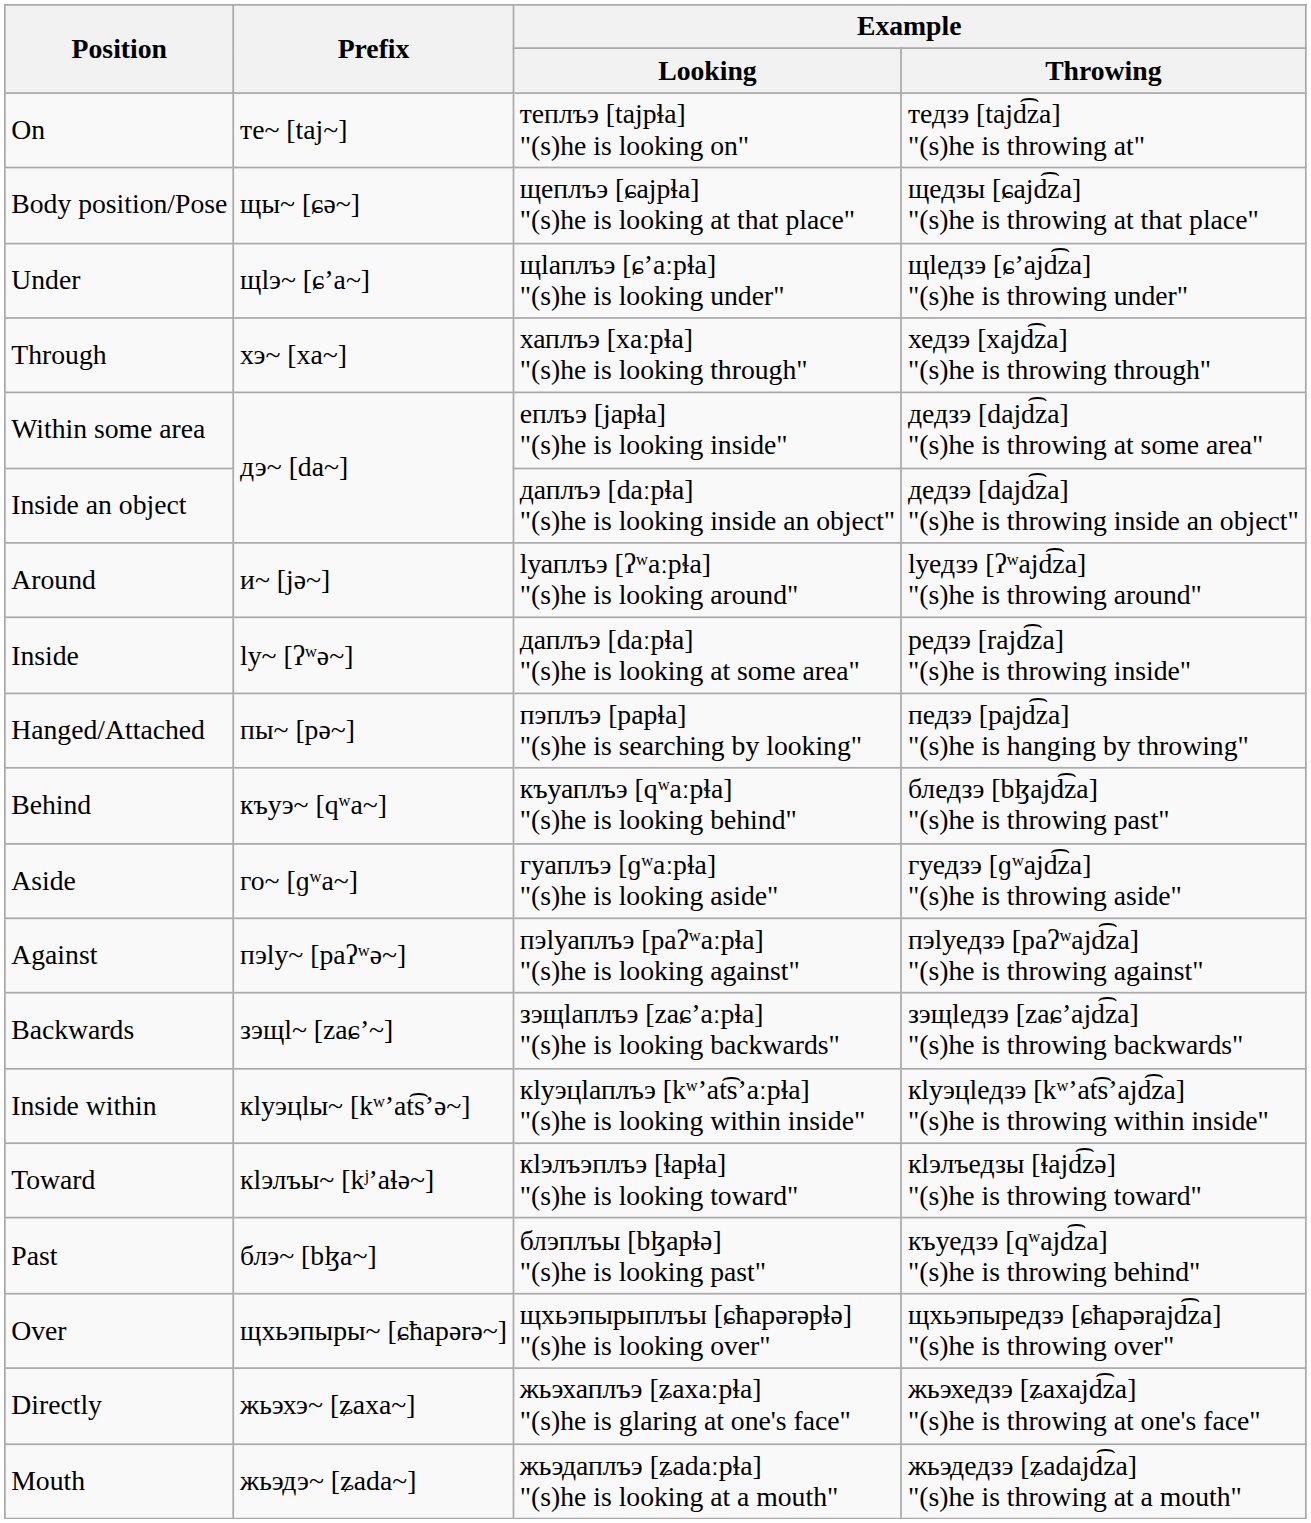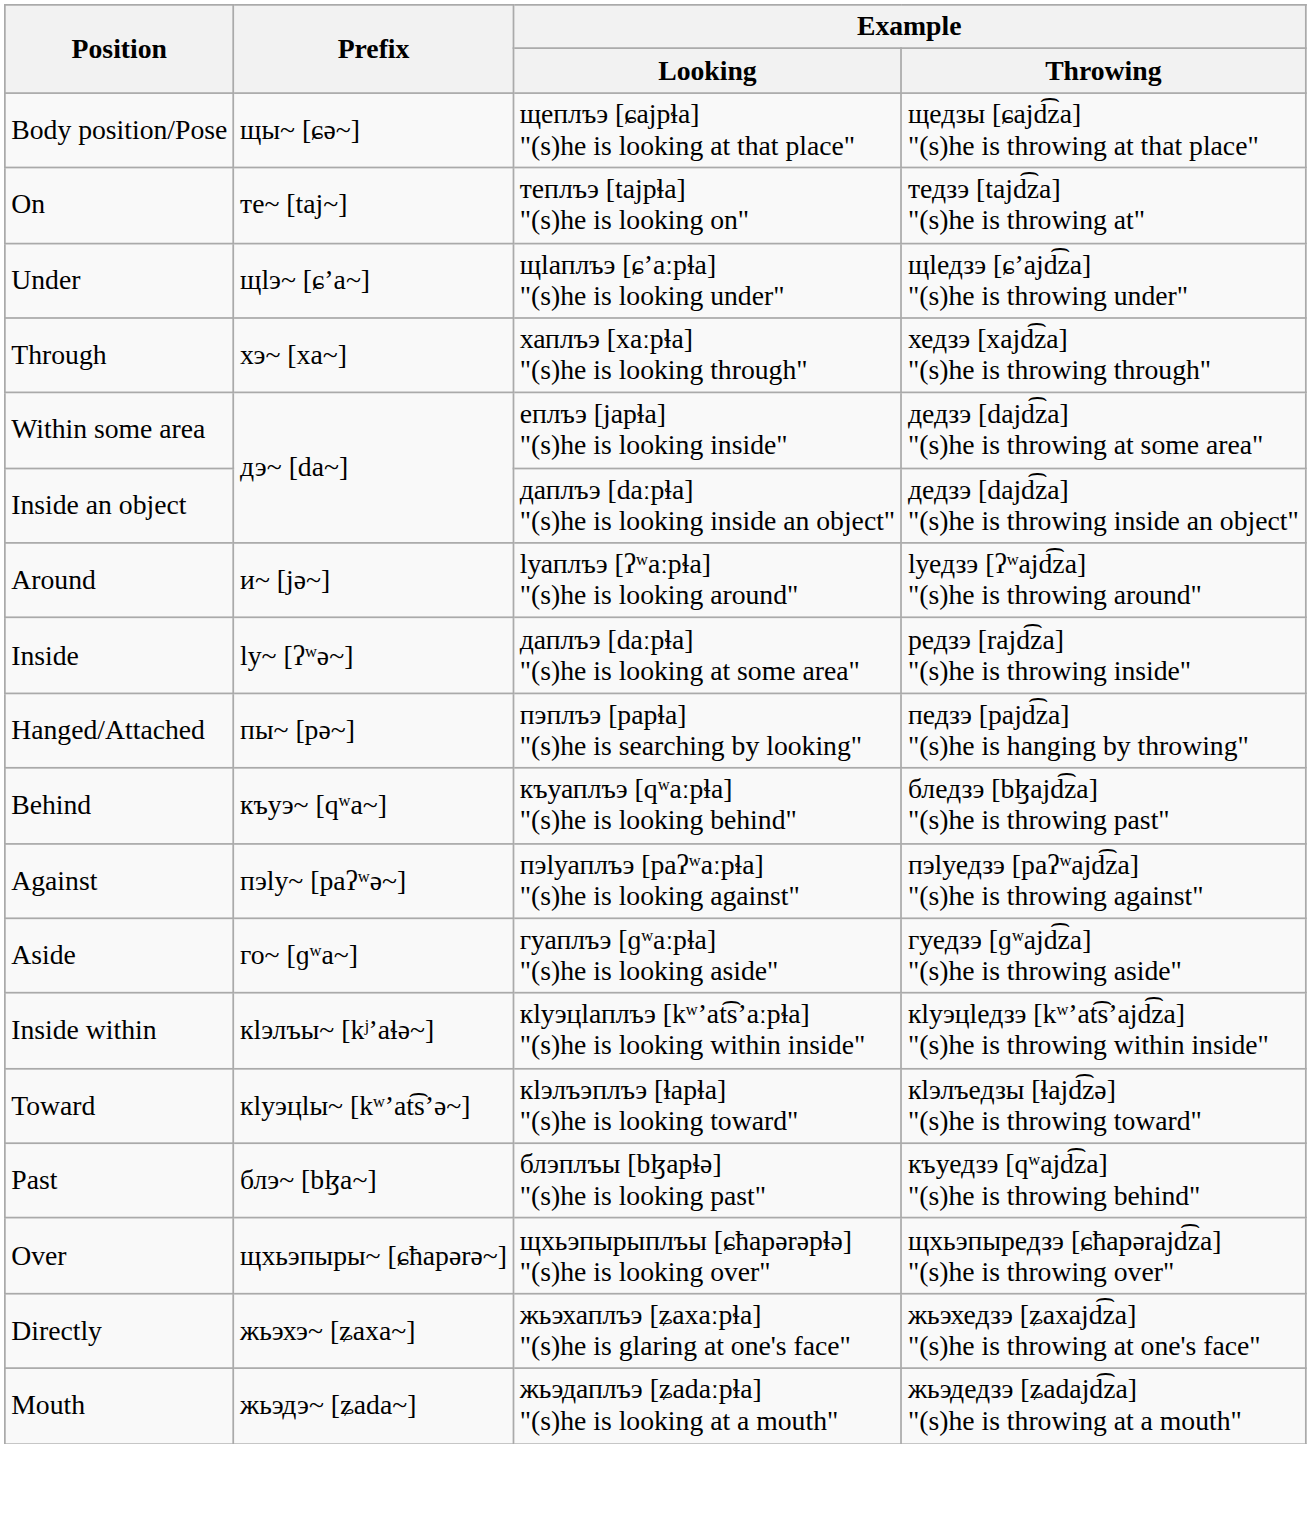rows swapped: (119, 204) <-> (28, 129)
rows swapped: (44, 880) <-> (54, 955)
- row: (73, 1030)
(355, 1105) кӏуэцӏы~ [kʷʼat͡sʼə~] -> (337, 1030) кӏэлъы~ [kʲʼaɬə~]
(337, 1180) кӏэлъы~ [kʲʼaɬə~] -> (355, 1105) кӏуэцӏы~ [kʷʼat͡sʼə~]
